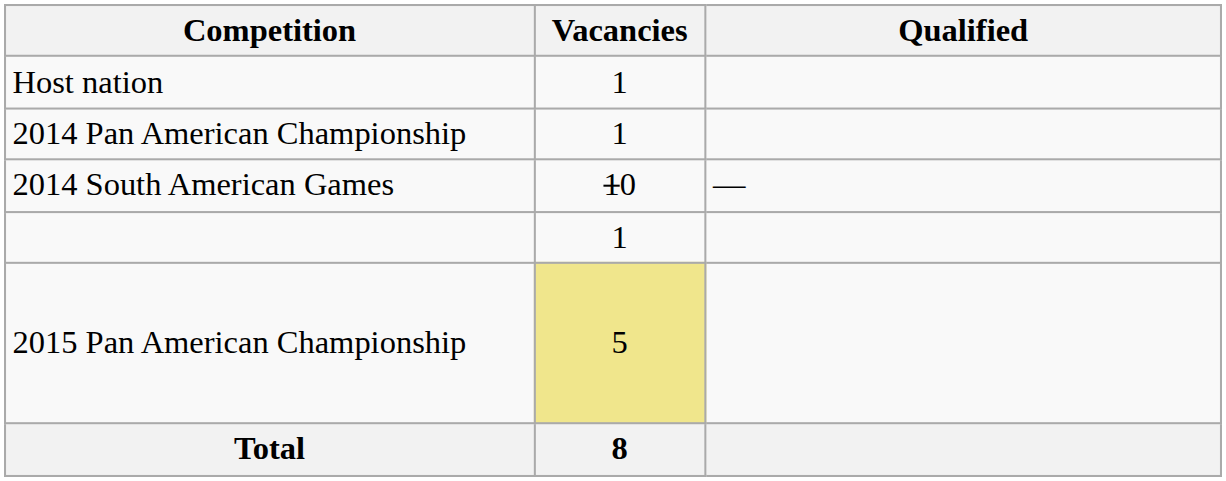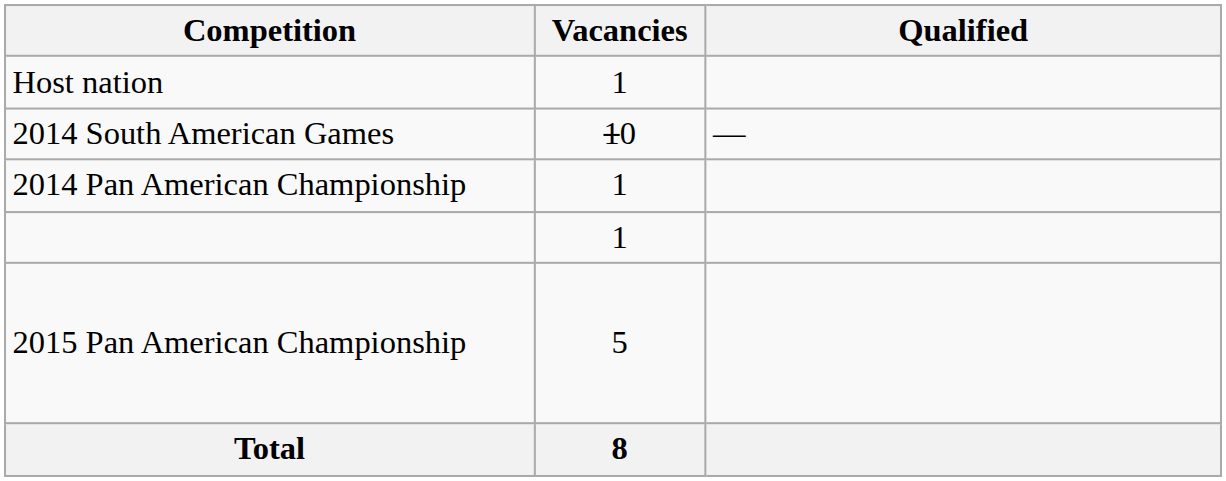rows swapped: (203, 184) <-> (239, 133)
(620, 342) khaki background -> (620, 342) no background
